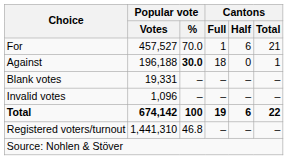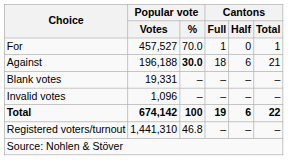(248, 46) 6 -> (248, 46) 0
(275, 46) 21 -> (277, 46) 1
(248, 63) 0 -> (248, 63) 6
(277, 63) 1 -> (275, 63) 21
